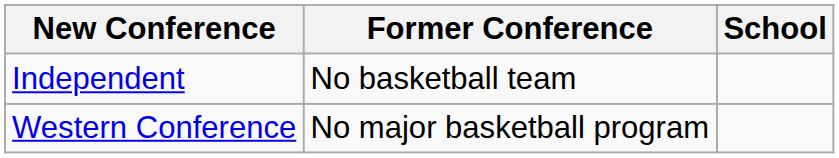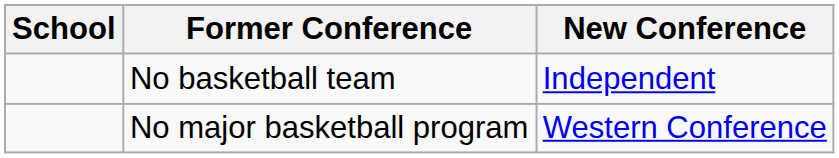columns swapped: (775, 29) <-> (154, 29)
